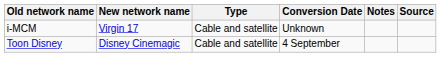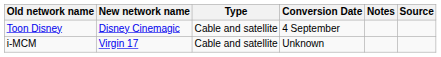rows swapped: (21, 28) <-> (34, 44)
